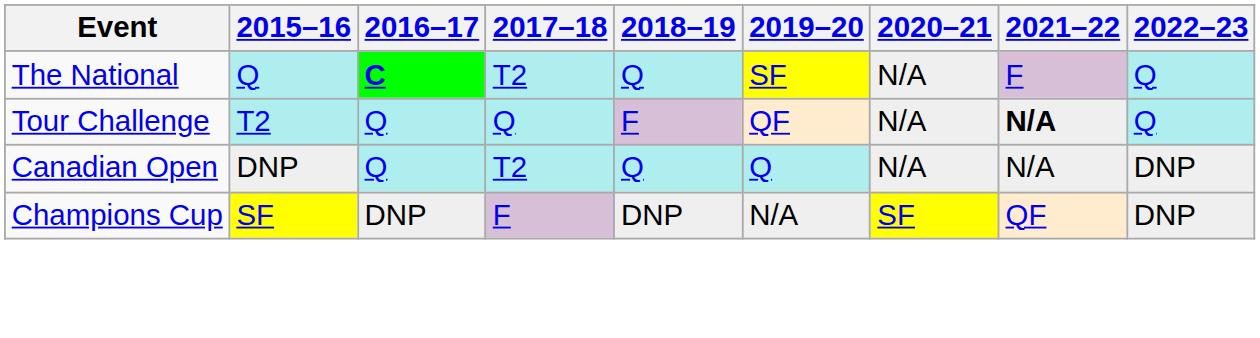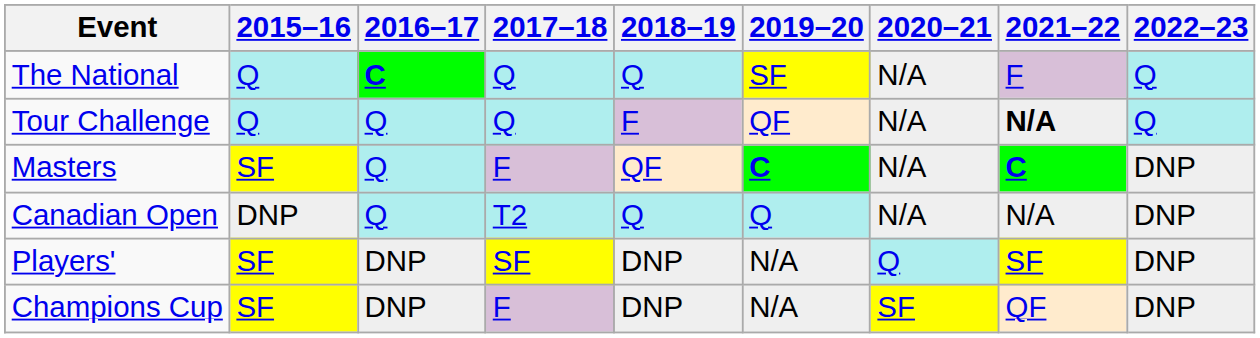(510, 74) T2 -> (504, 74) Q
(254, 121) T2 -> (248, 121) Q
+ row: (64, 167)
+ row: (64, 261)
